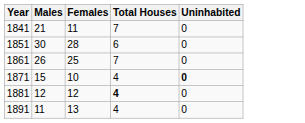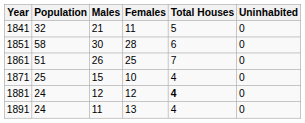+ column: (61, 12)
(116, 28) 7 -> (174, 28) 5
(184, 77) bold -> (242, 77) normal
